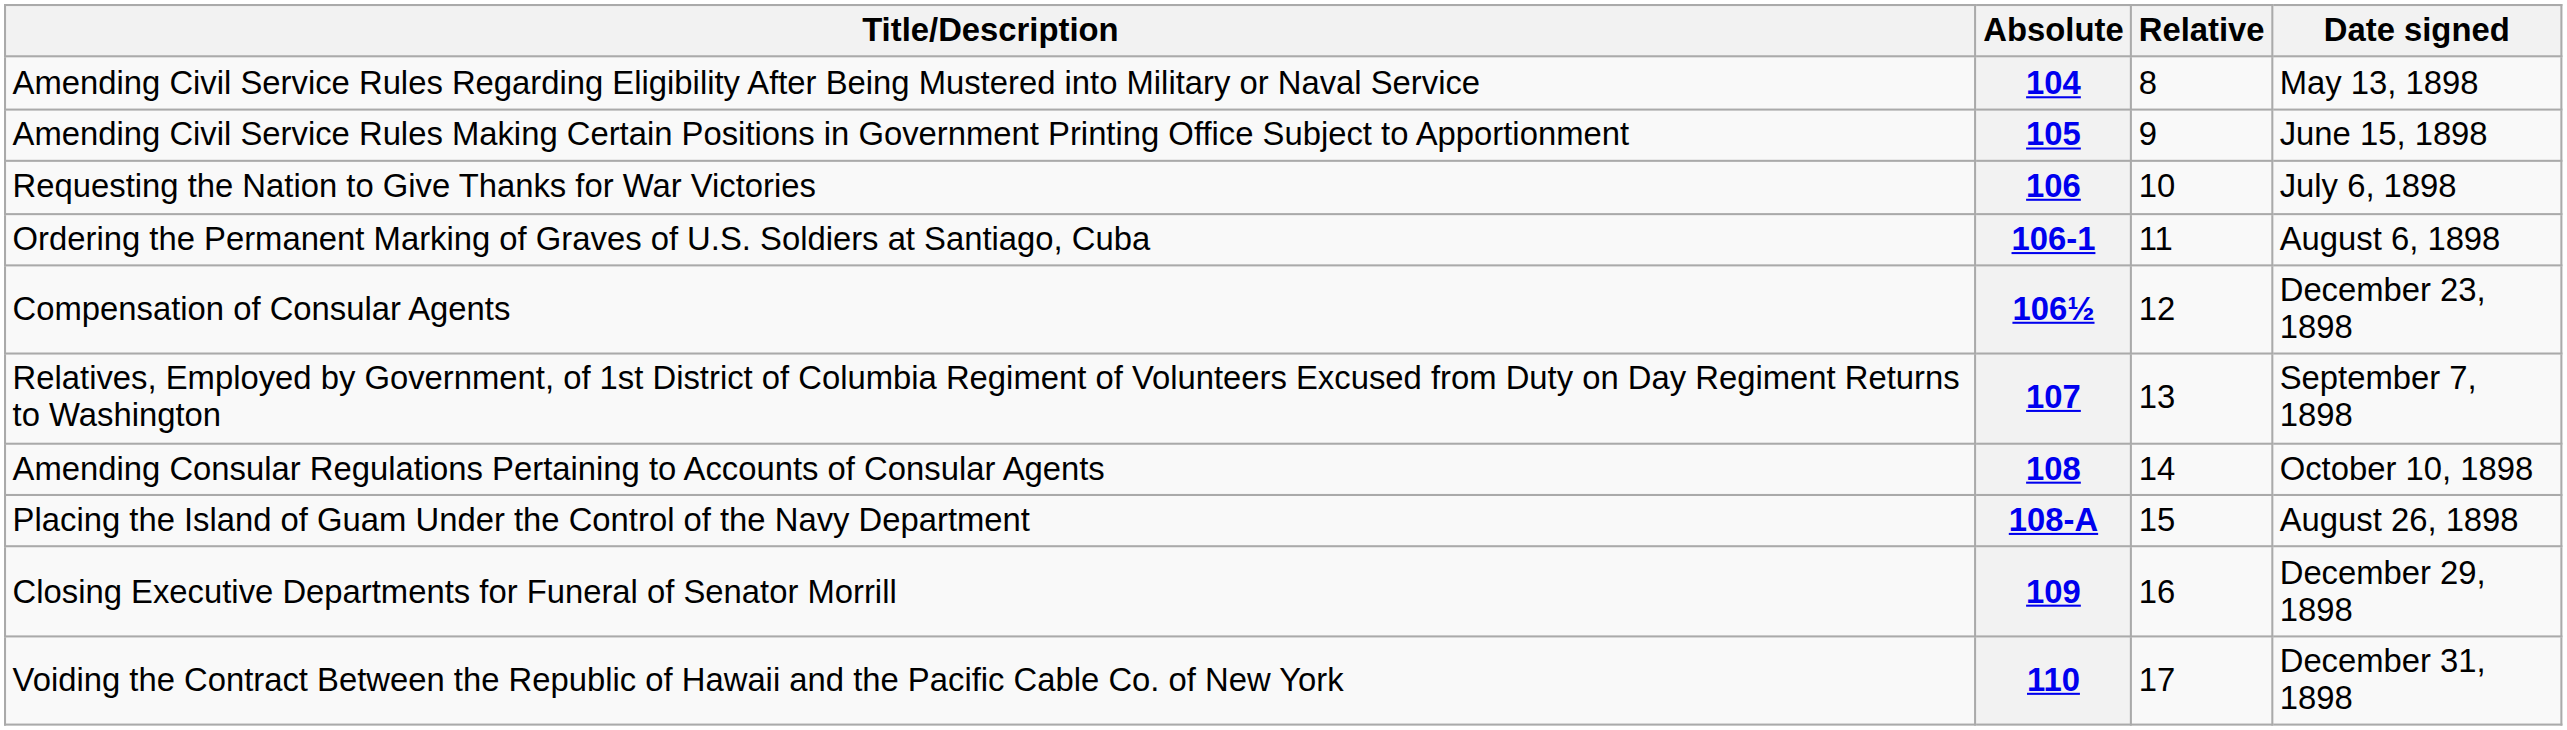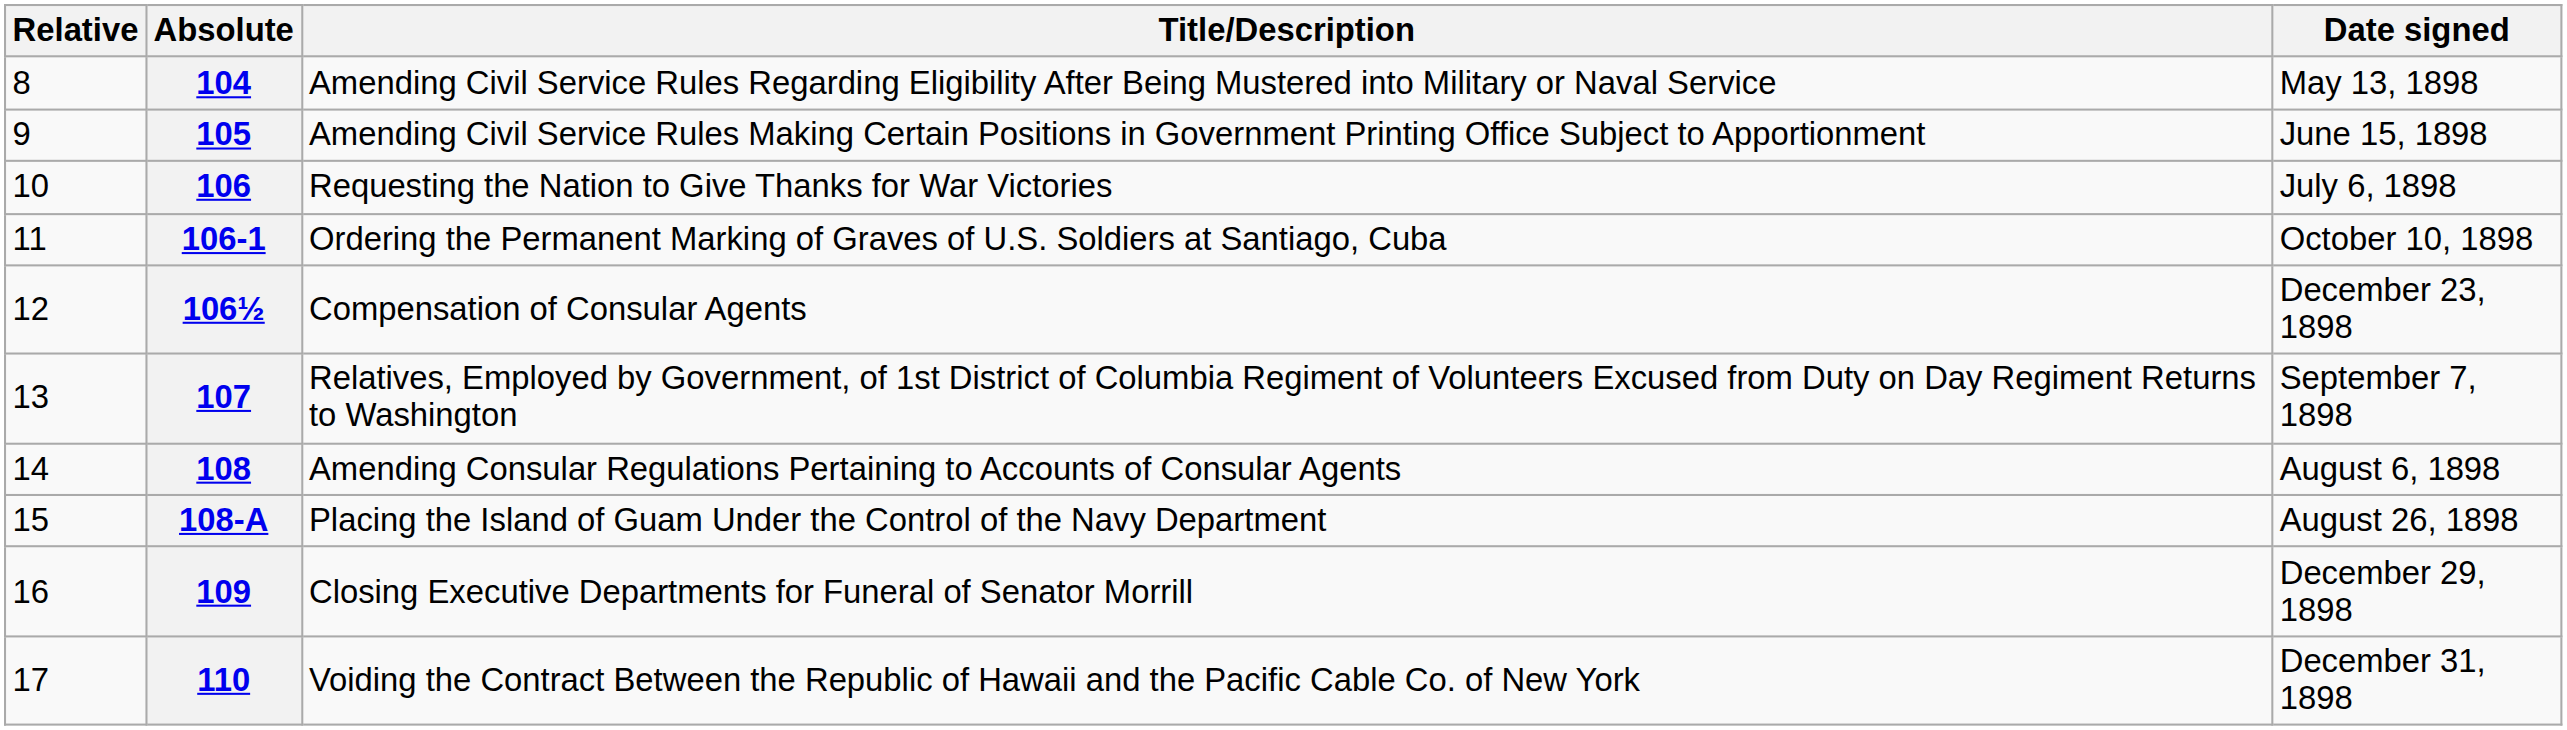columns swapped: (2202, 30) <-> (990, 30)
(2390, 238) August 6, 1898 -> (2406, 238) October 10, 1898
(2406, 468) October 10, 1898 -> (2390, 468) August 6, 1898
